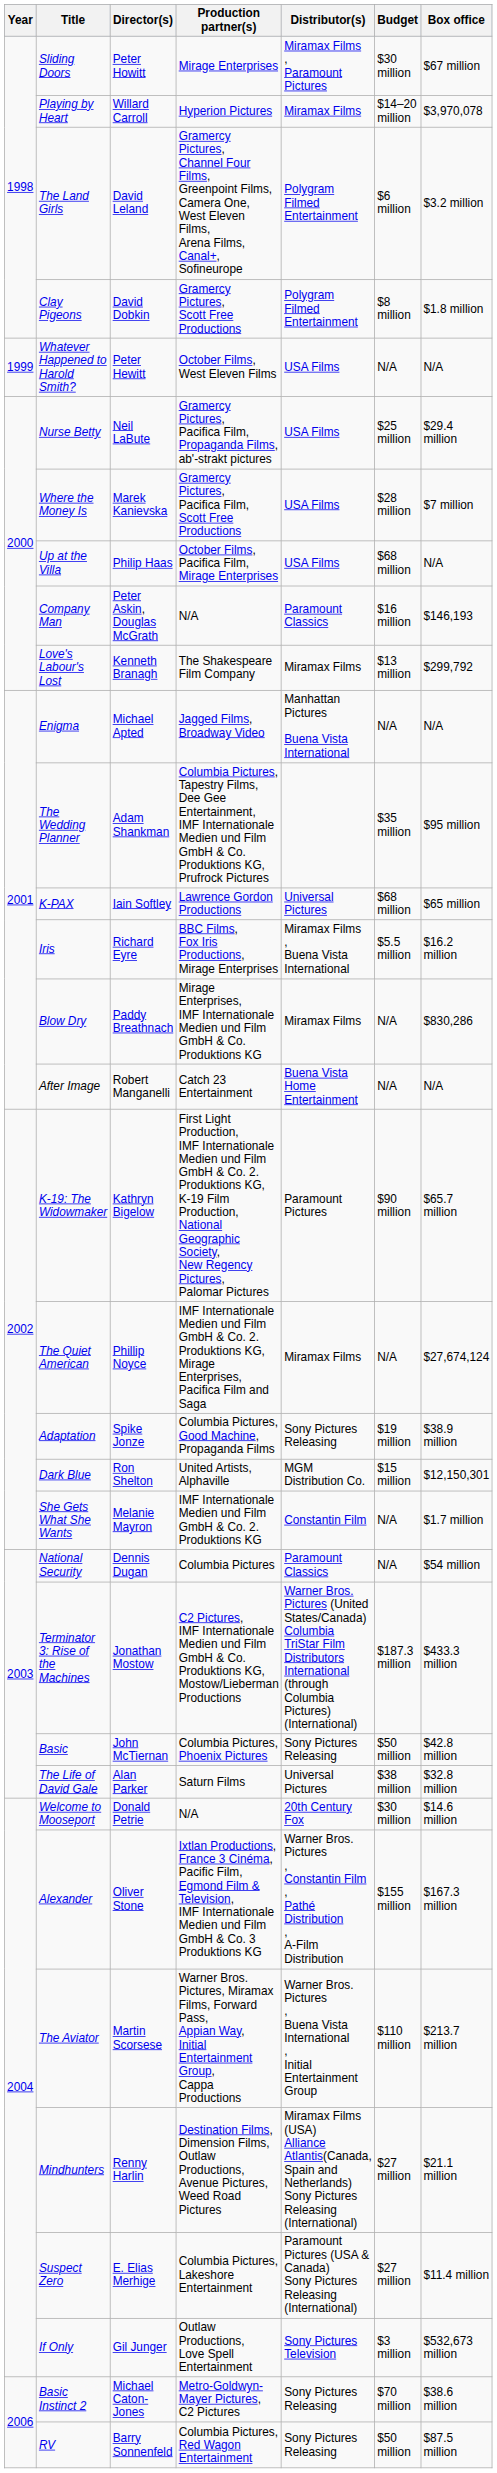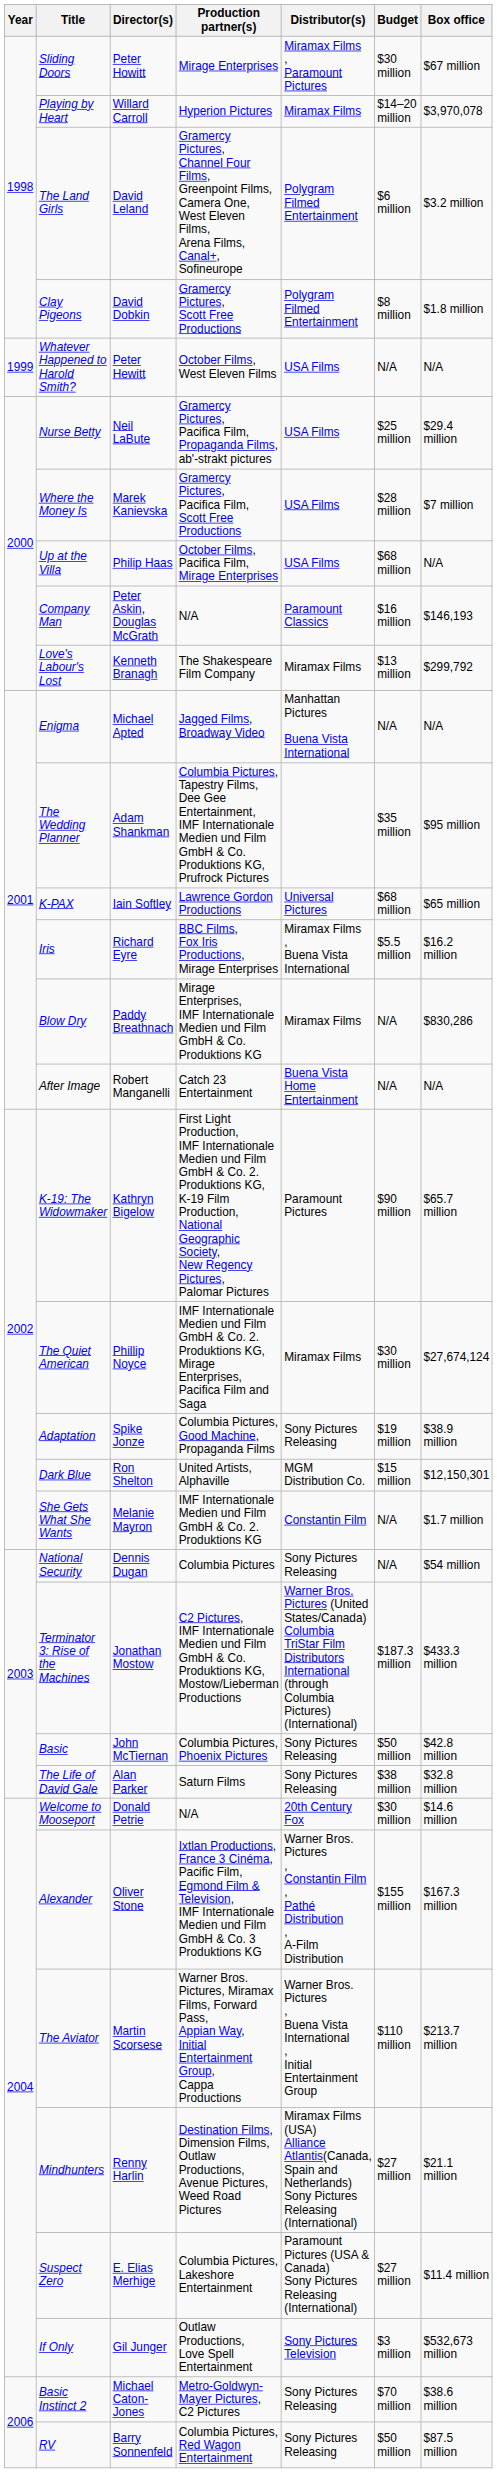(387, 1357) N/A -> (394, 1357) $30 million
(313, 1565) Paramount Classics -> (321, 1565) Sony Pictures Releasing
(309, 1782) Universal Pictures -> (321, 1782) Sony Pictures Releasing
